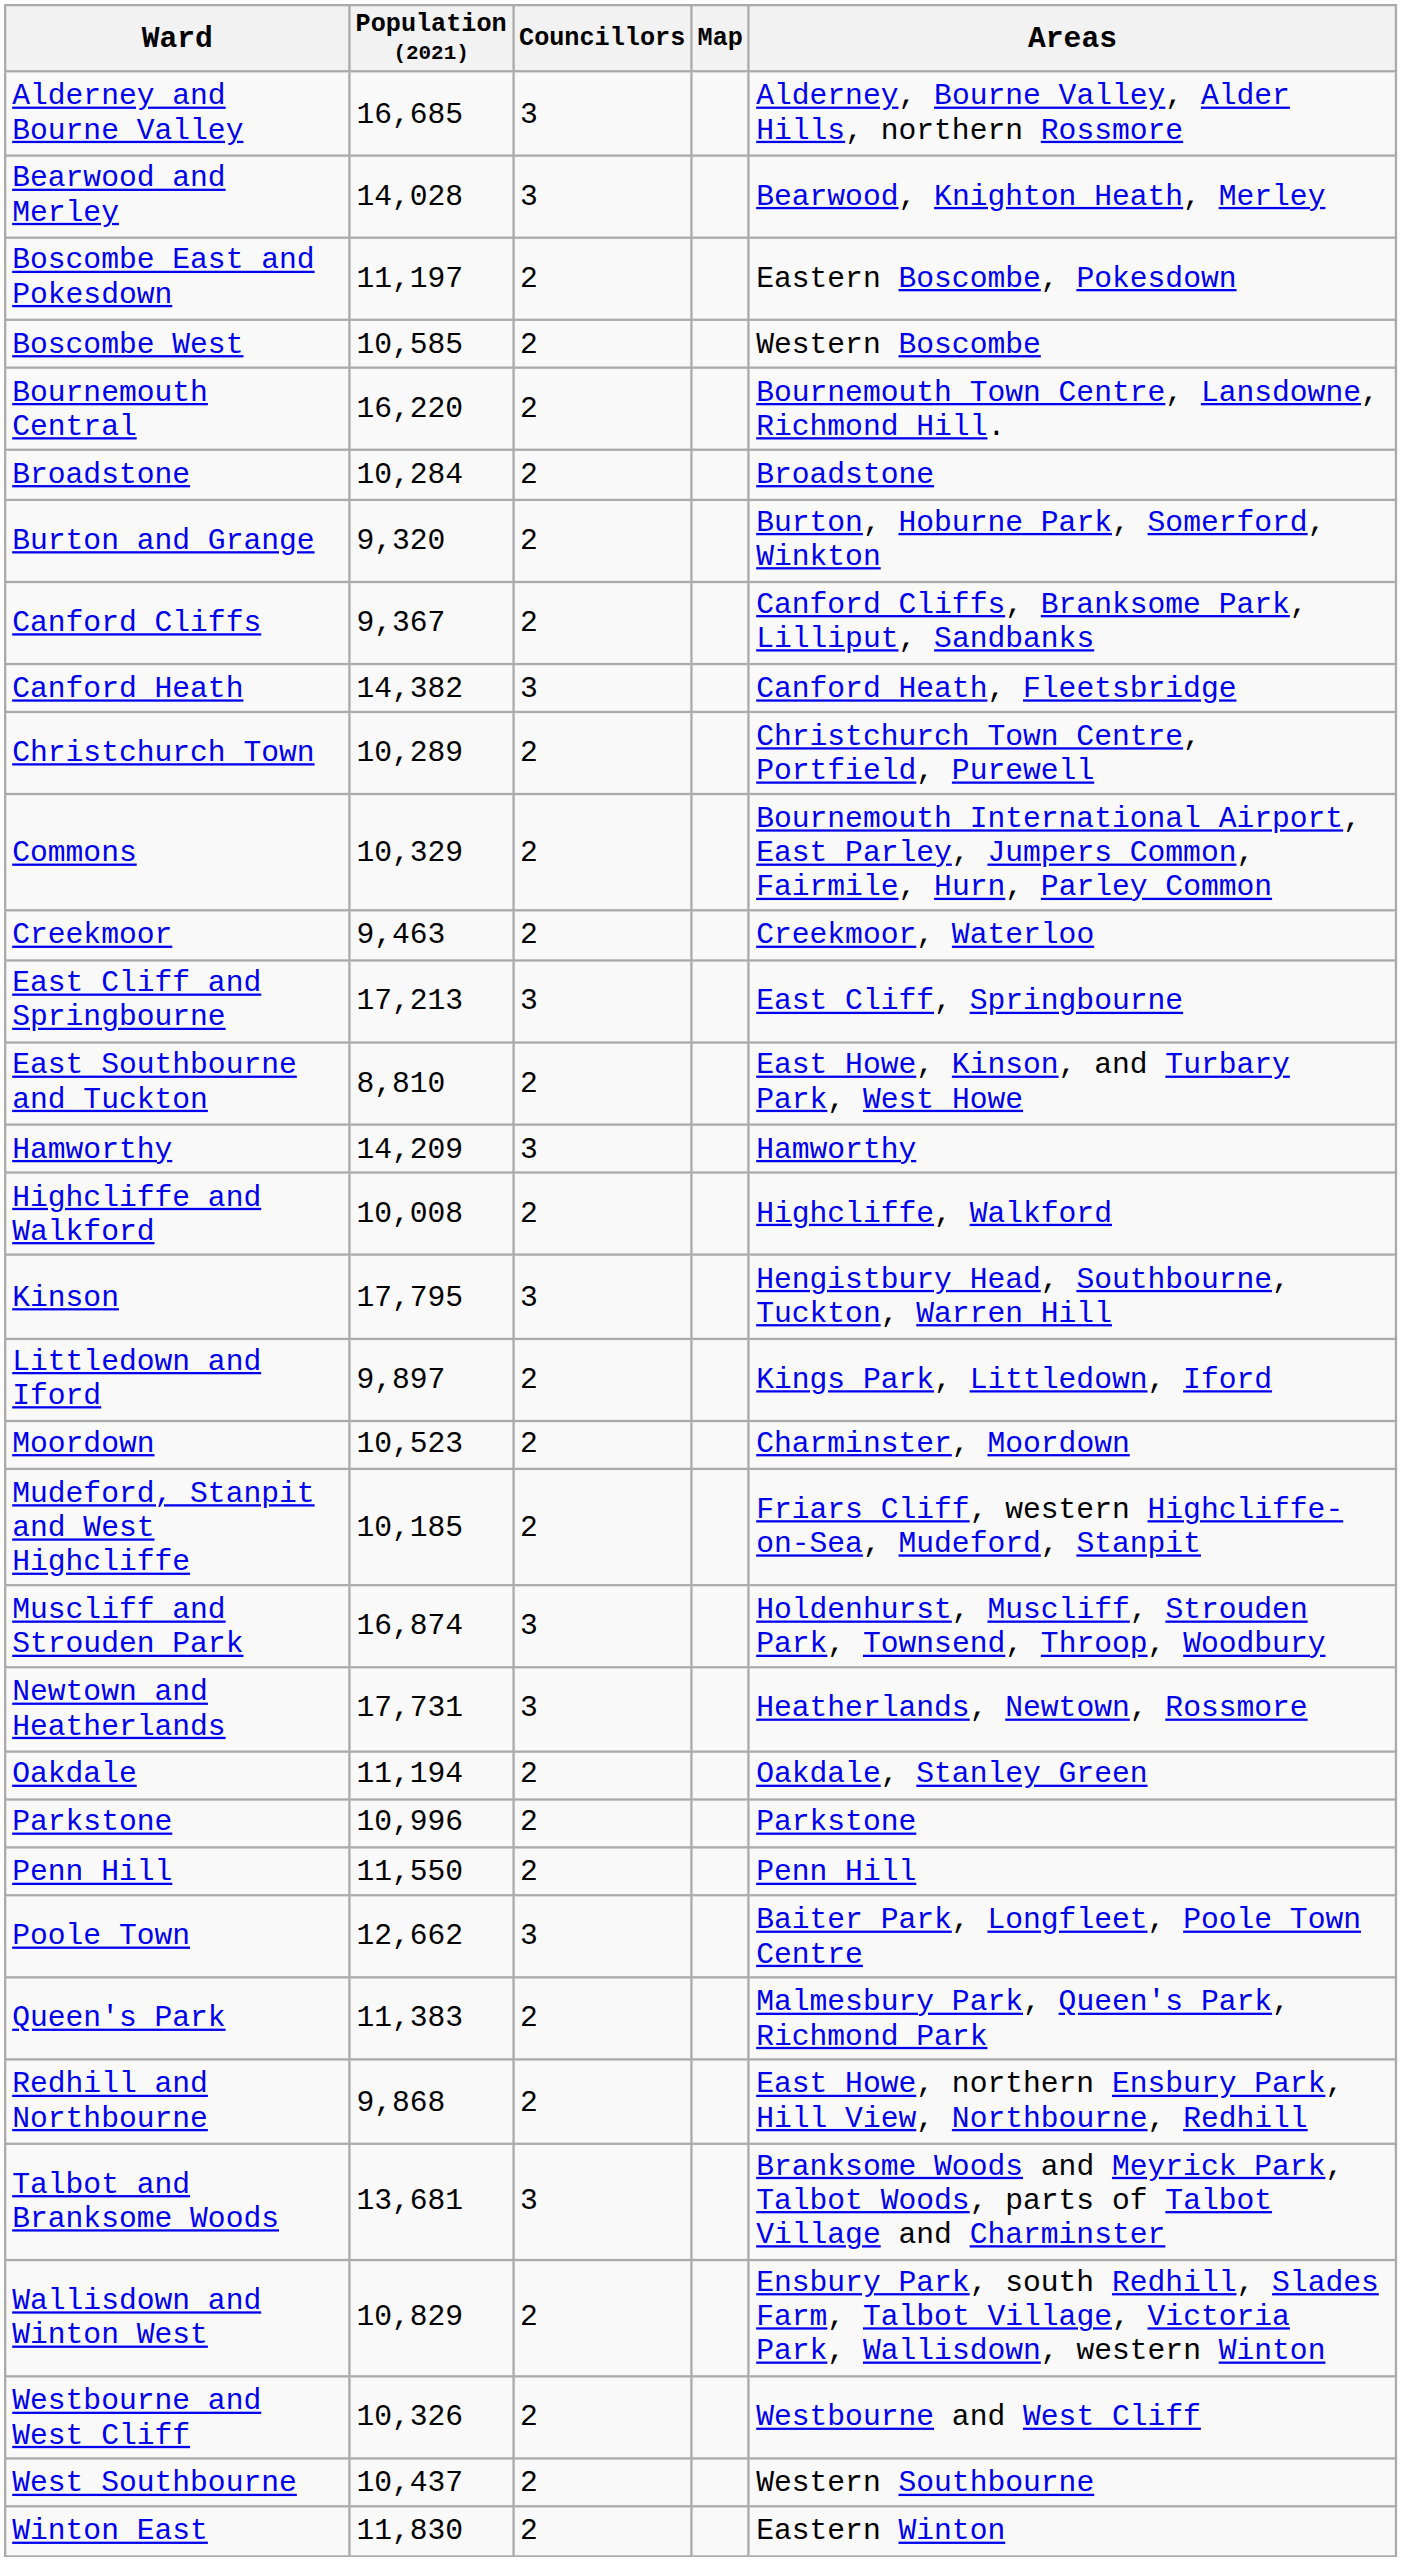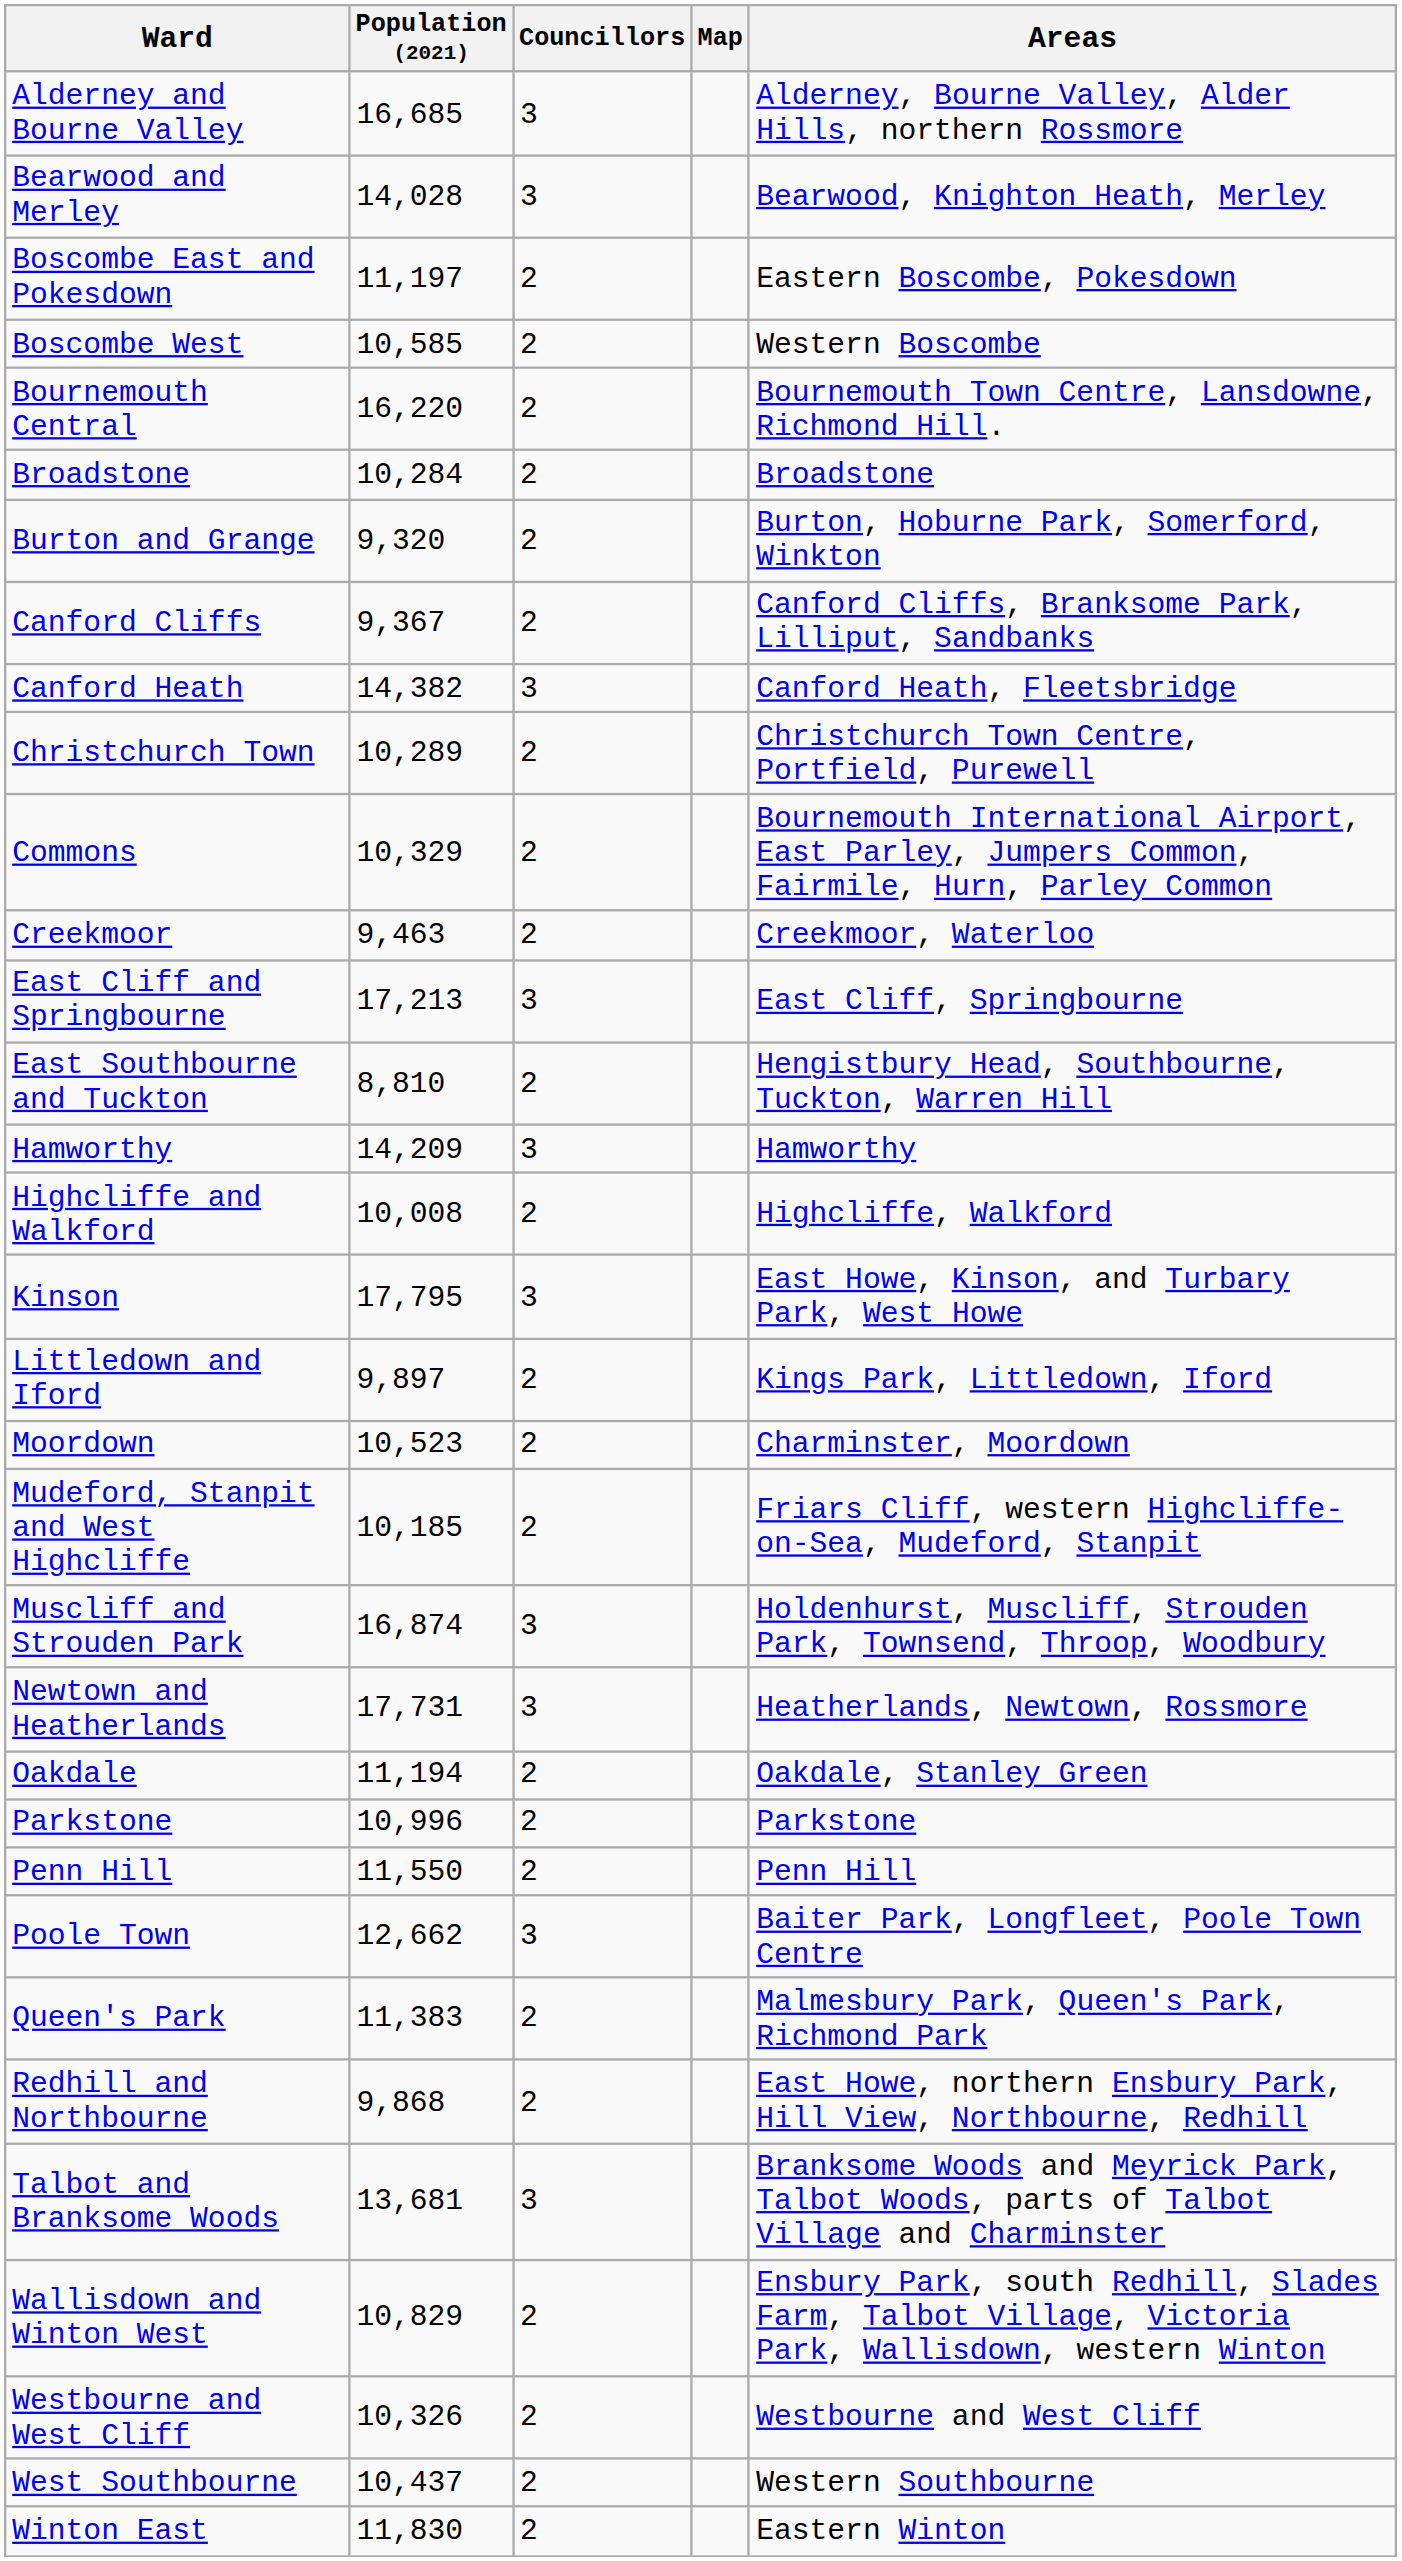(1023, 1083) East Howe, Kinson, and Turbary Park, West Howe -> (1023, 1083) Hengistbury Head, Southbourne, Tuckton, Warren Hill
(1023, 1297) Hengistbury Head, Southbourne, Tuckton, Warren Hill -> (1023, 1297) East Howe, Kinson, and Turbary Park, West Howe
